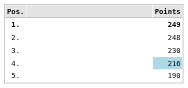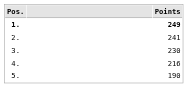(174, 38) 248 -> (174, 38) 241
(174, 63) lightblue background -> (174, 63) no background
